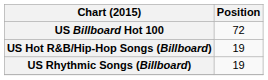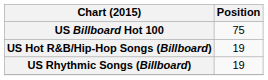(239, 30) 72 -> (239, 30) 75
